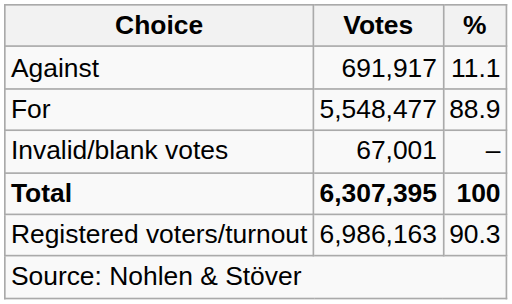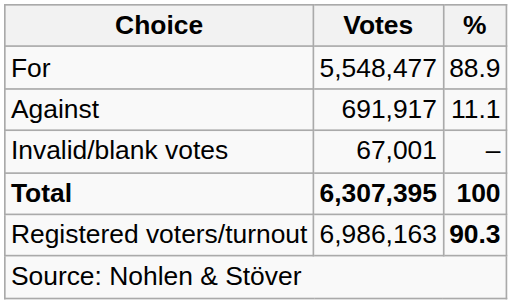rows swapped: (31, 109) <-> (55, 67)
(475, 234) normal -> (475, 234) bold
